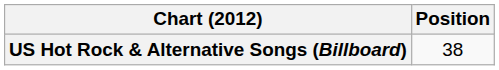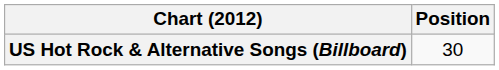(453, 49) 38 -> (453, 49) 30
